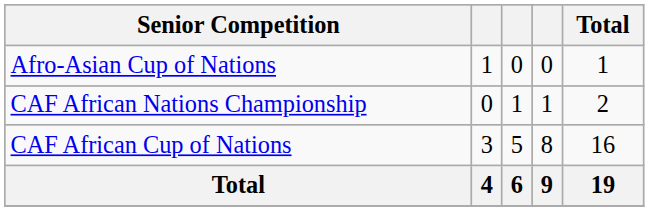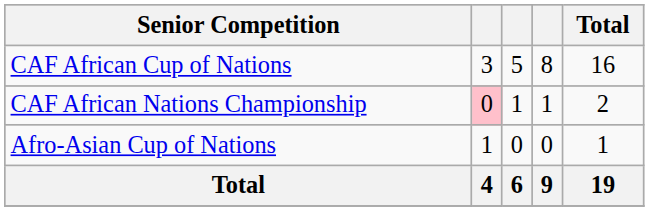rows swapped: (151, 145) <-> (143, 65)
(487, 105) no background -> (487, 105) pink background
